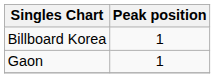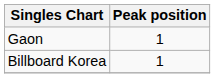rows swapped: (57, 38) <-> (25, 61)
